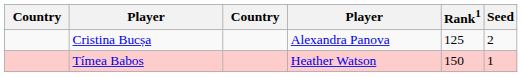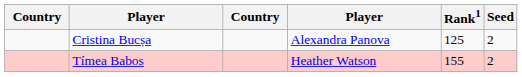(454, 61) 150 -> (454, 61) 155
(490, 61) 1 -> (490, 61) 2
